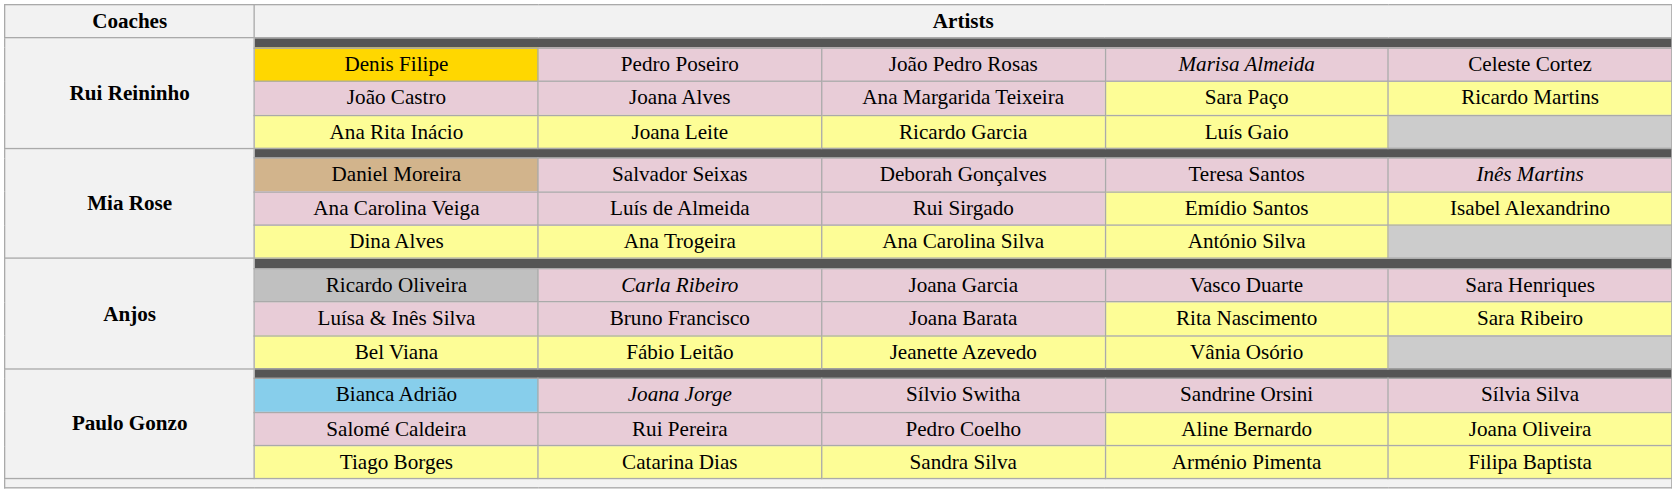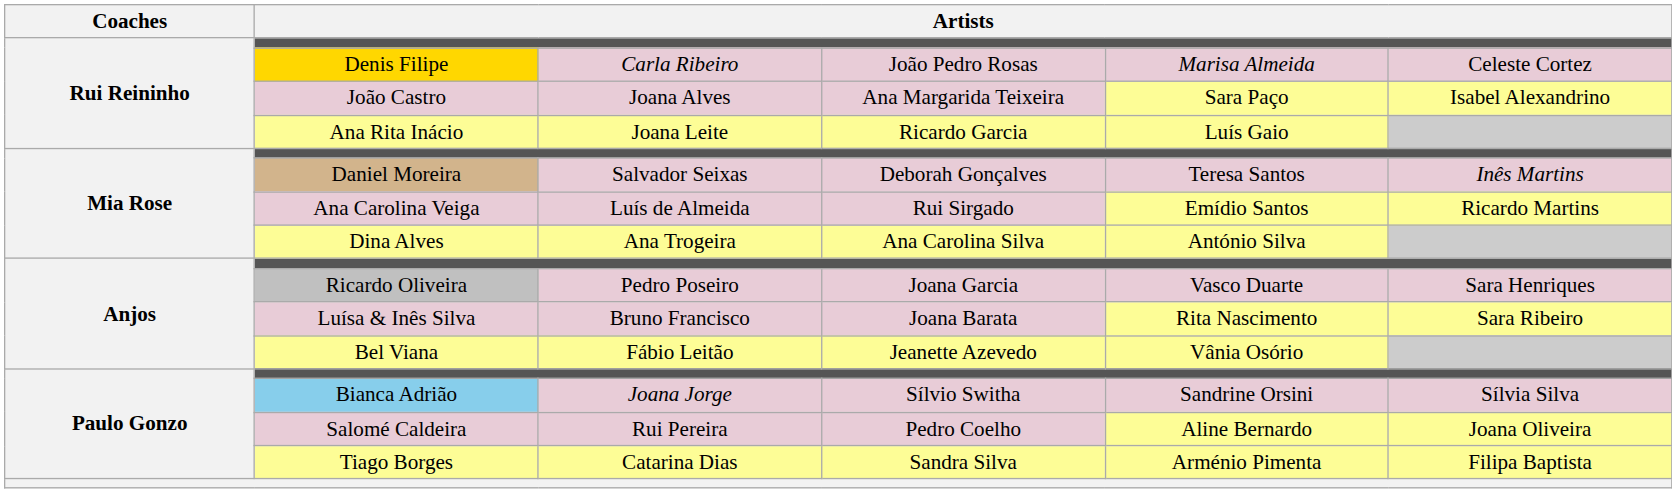(680, 64) Pedro Poseiro -> (680, 64) Carla Ribeiro
(1530, 97) Ricardo Martins -> (1530, 97) Isabel Alexandrino
(1530, 208) Isabel Alexandrino -> (1530, 208) Ricardo Martins
(680, 284) Carla Ribeiro -> (680, 284) Pedro Poseiro
